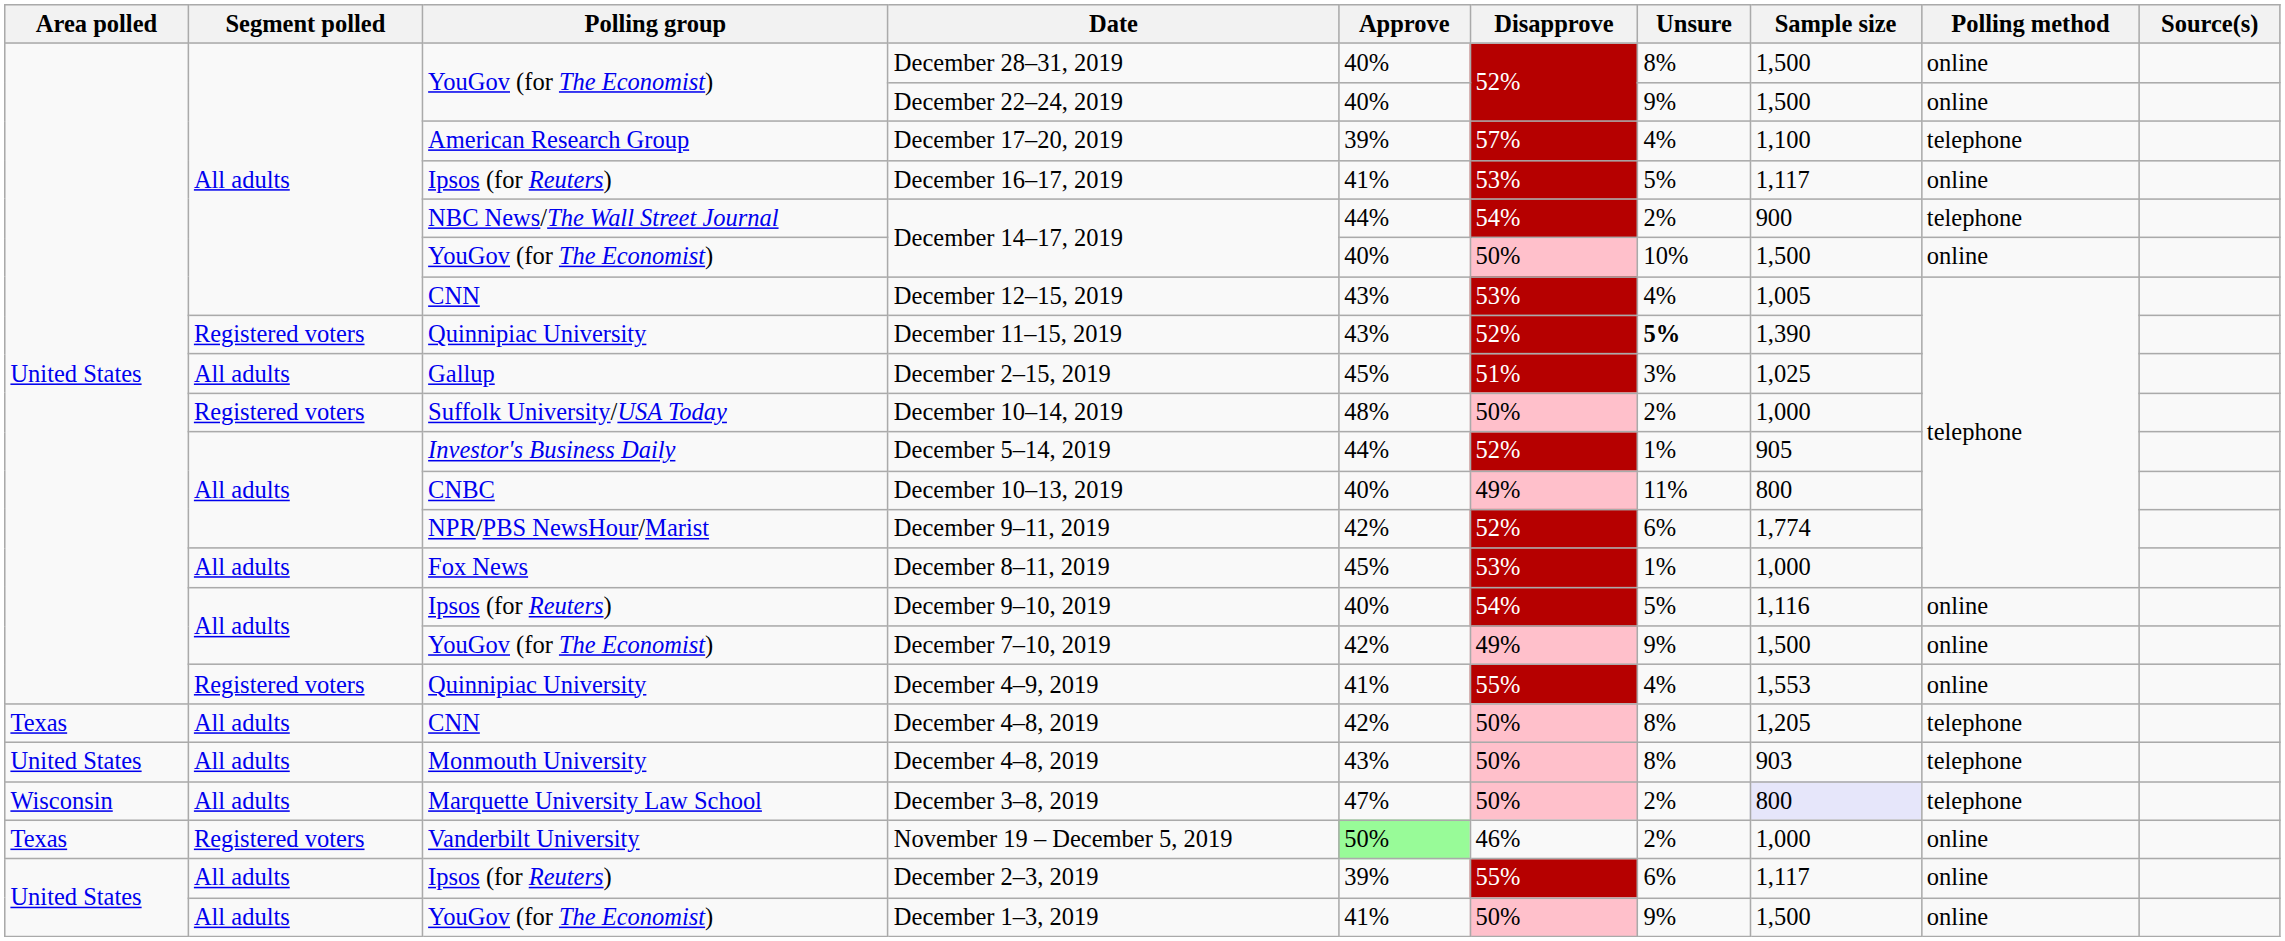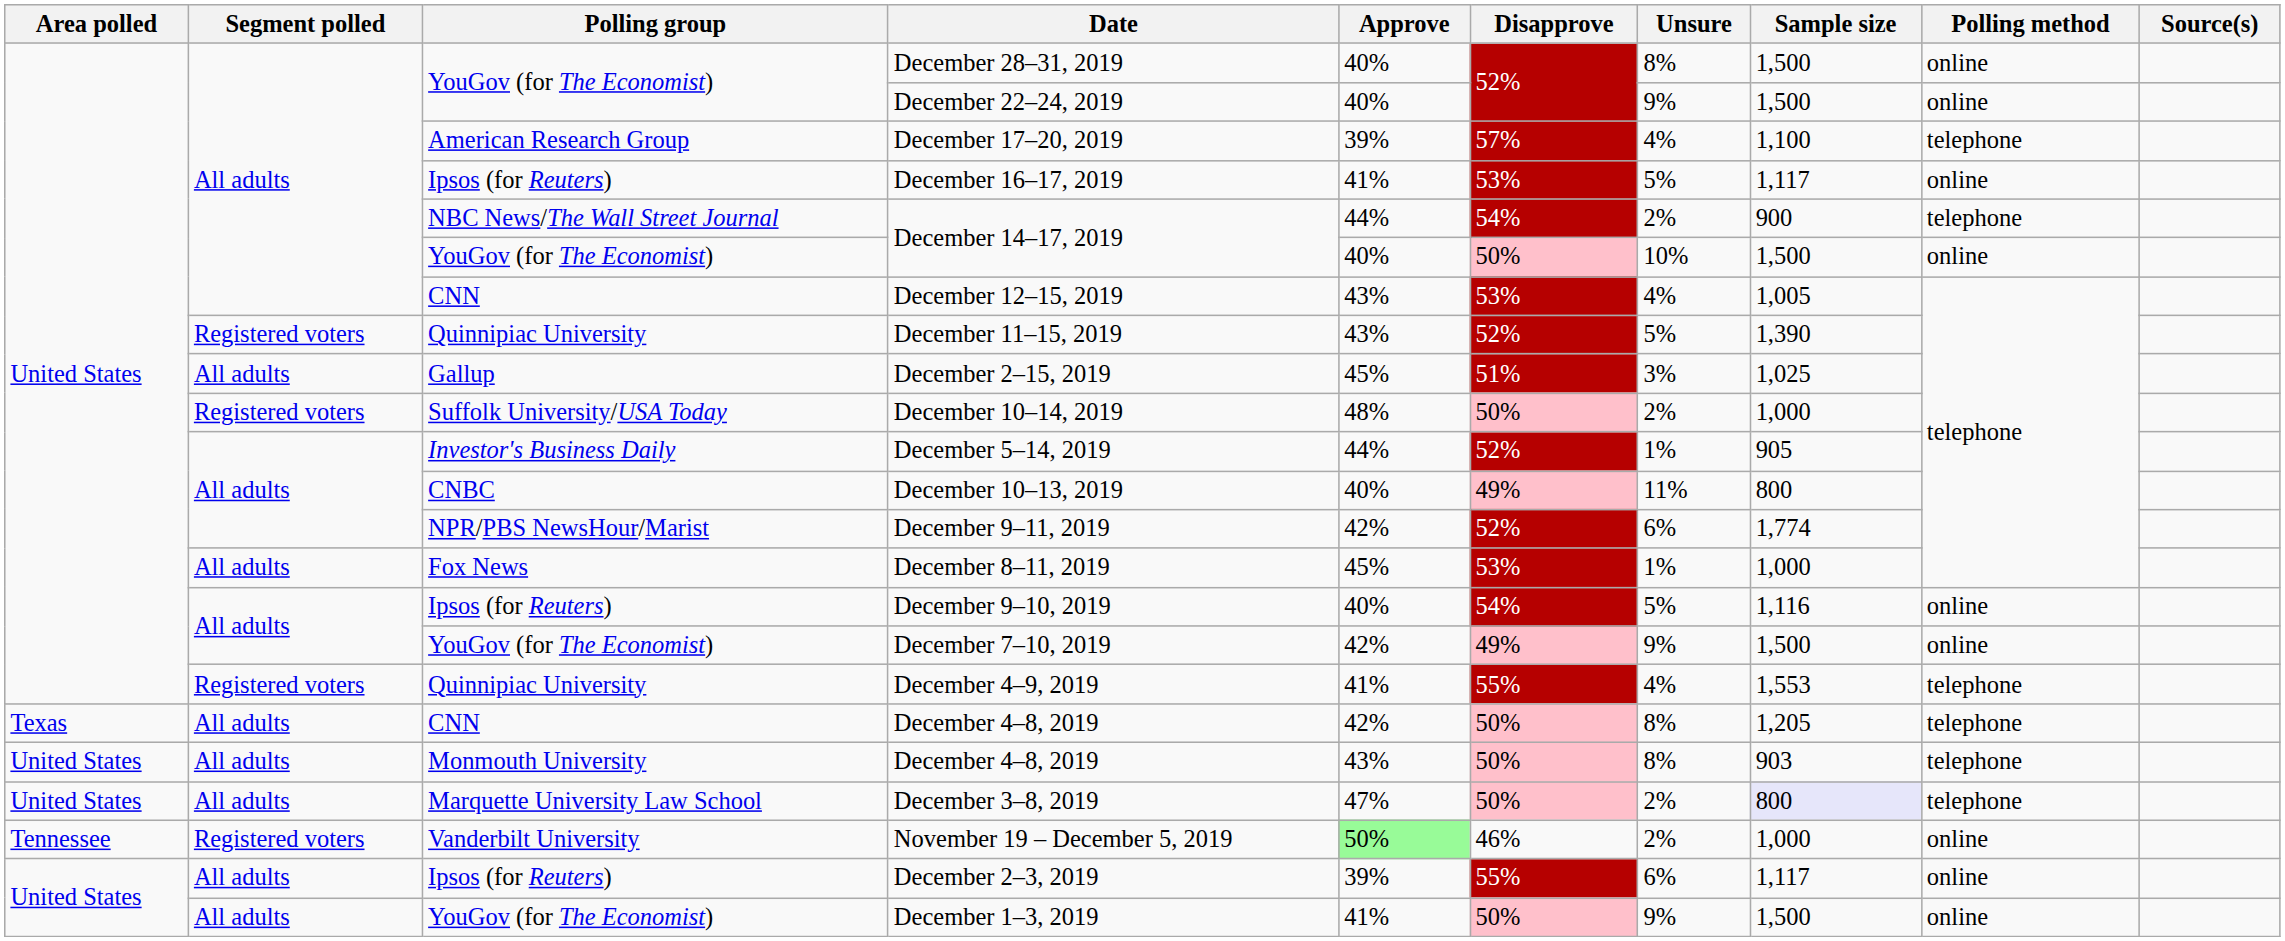(1662, 334) bold -> (1660, 334) normal
(1957, 683) online -> (1974, 683) telephone
(62, 800) Wisconsin -> (76, 800) United States
(39, 839) Texas -> (61, 839) Tennessee
